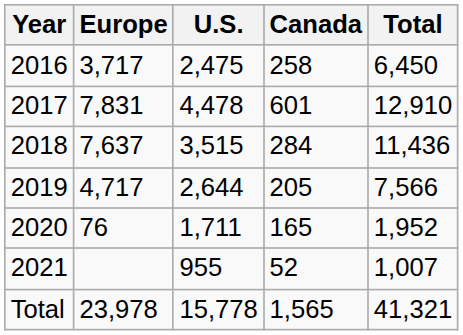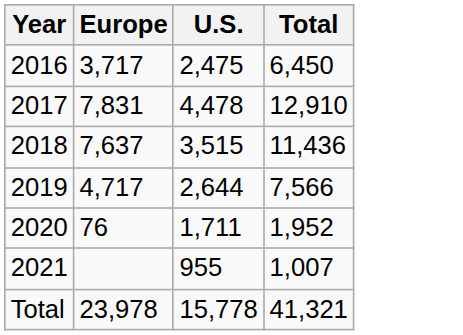- column: (316, 24)
